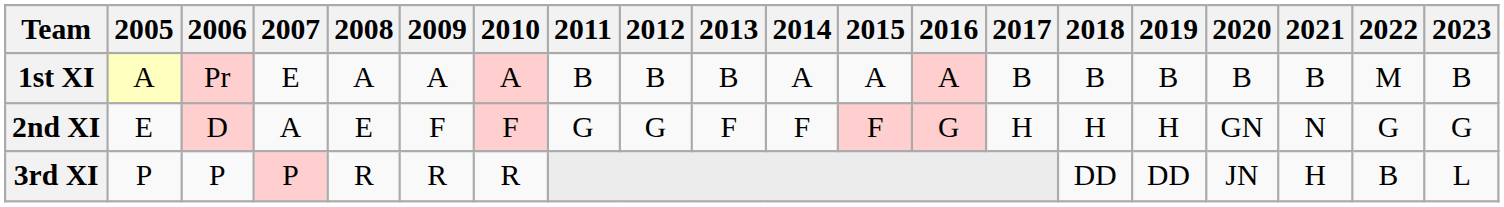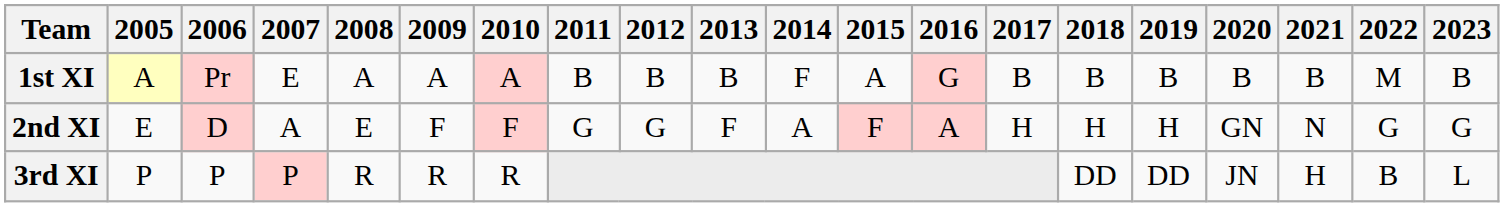(802, 77) A -> (802, 77) F
(949, 77) A -> (949, 77) G
(802, 126) F -> (802, 126) A
(949, 126) G -> (949, 126) A
